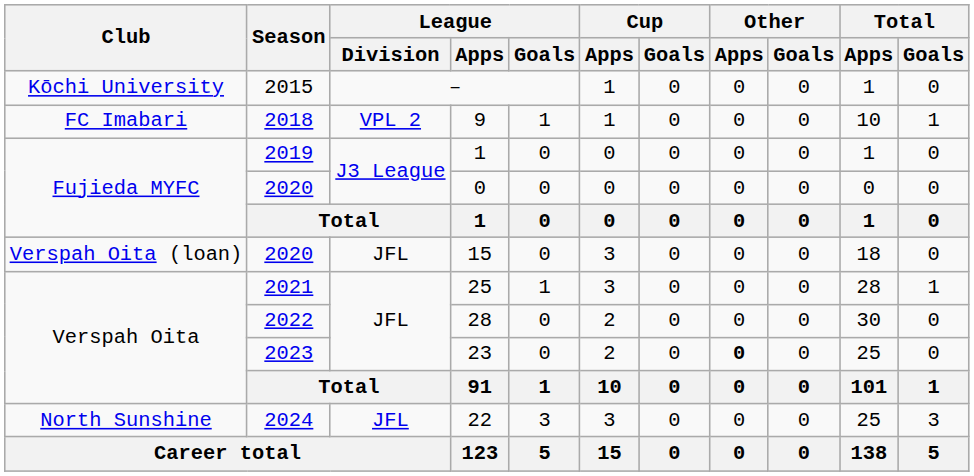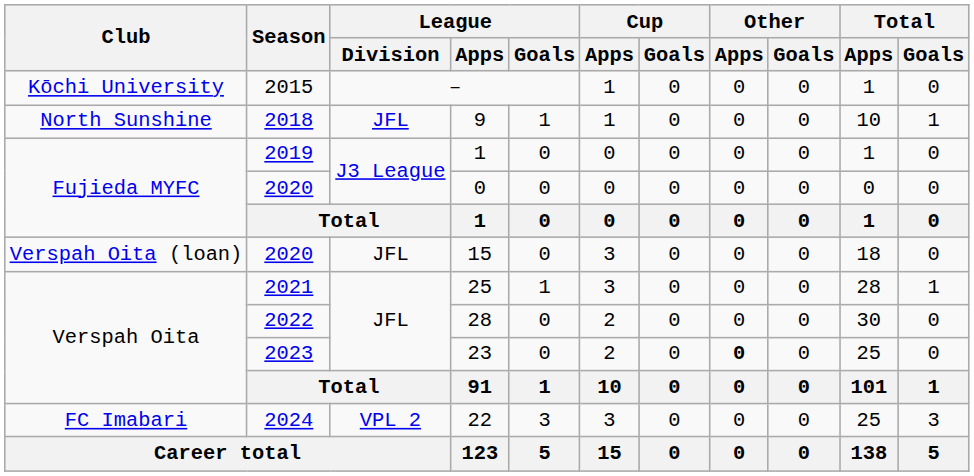(126, 121) FC Imabari -> (126, 121) North Sunshine
(390, 121) VPL 2 -> (390, 121) JFL
(126, 421) North Sunshine -> (126, 421) FC Imabari
(390, 421) JFL -> (390, 421) VPL 2
